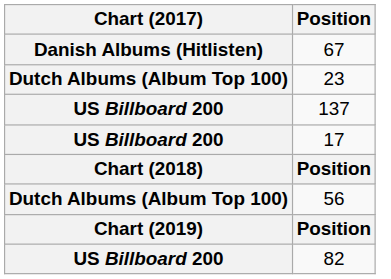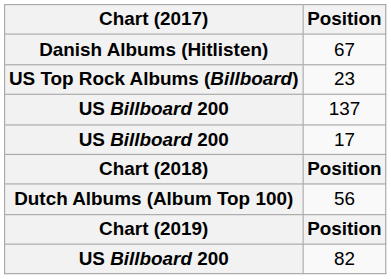(148, 79) Dutch Albums (Album Top 100) -> (154, 79) US Top Rock Albums (Billboard)
